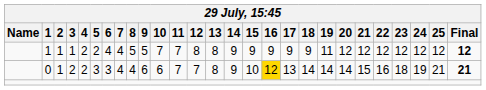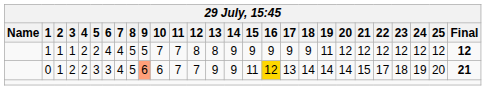(132, 70) 4 -> (132, 70) 5
(144, 70) no background -> (144, 70) lightsalmon background
(215, 70) 8 -> (215, 70) 9
(252, 70) 10 -> (252, 70) 11
(383, 70) 16 -> (383, 70) 17
(439, 70) 21 -> (439, 70) 20
